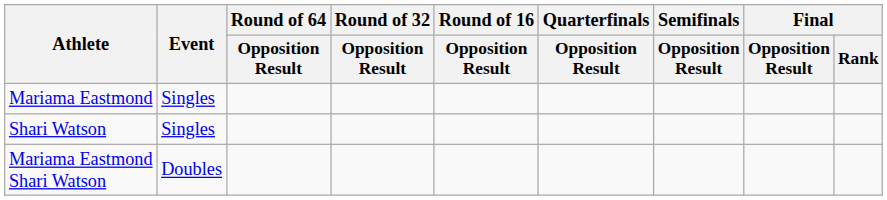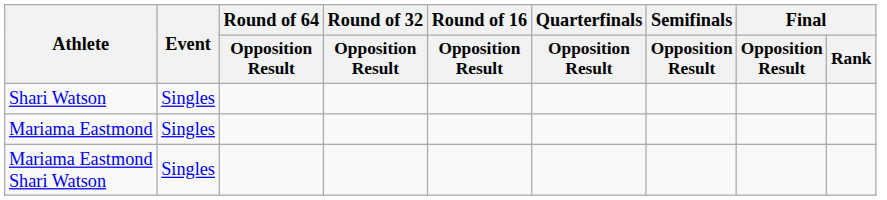rows swapped: (81, 98) <-> (58, 129)
(192, 170) Doubles -> (188, 170) Singles
